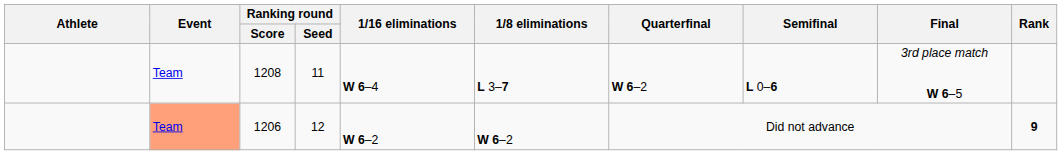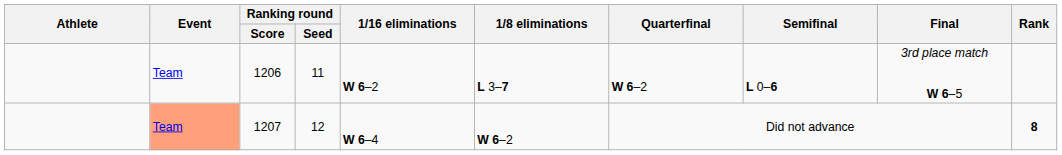(267, 74) 1208 -> (267, 74) 1206
(361, 87) W 6–4 -> (361, 87) W 6–2
(267, 127) 1206 -> (267, 127) 1207
(361, 140) W 6–2 -> (361, 140) W 6–4
(1034, 127) 9 -> (1034, 127) 8
